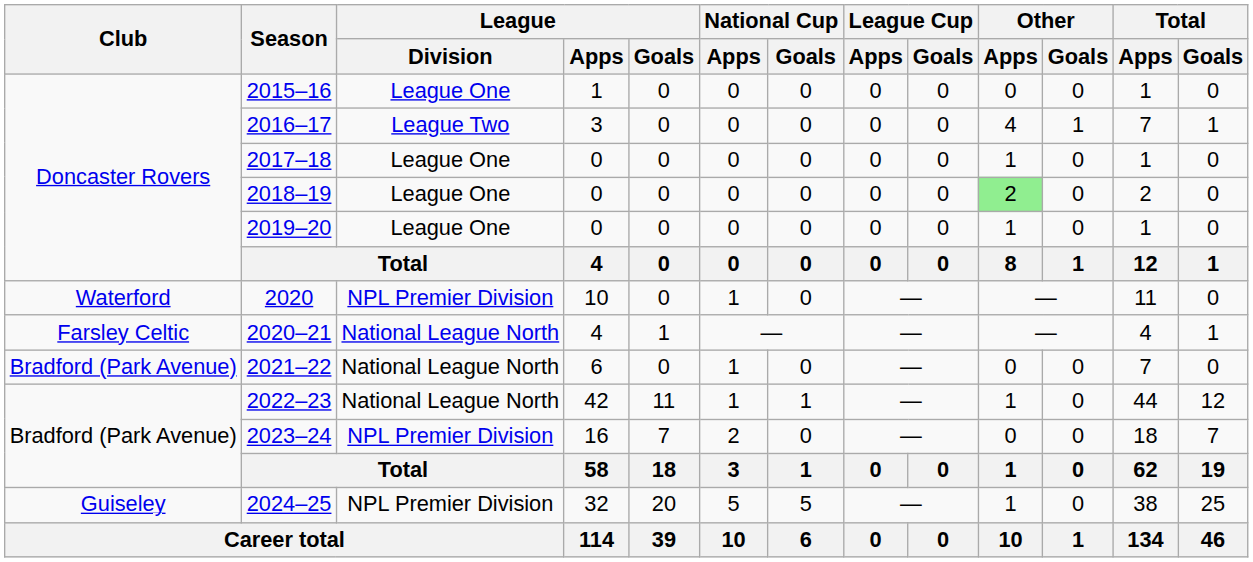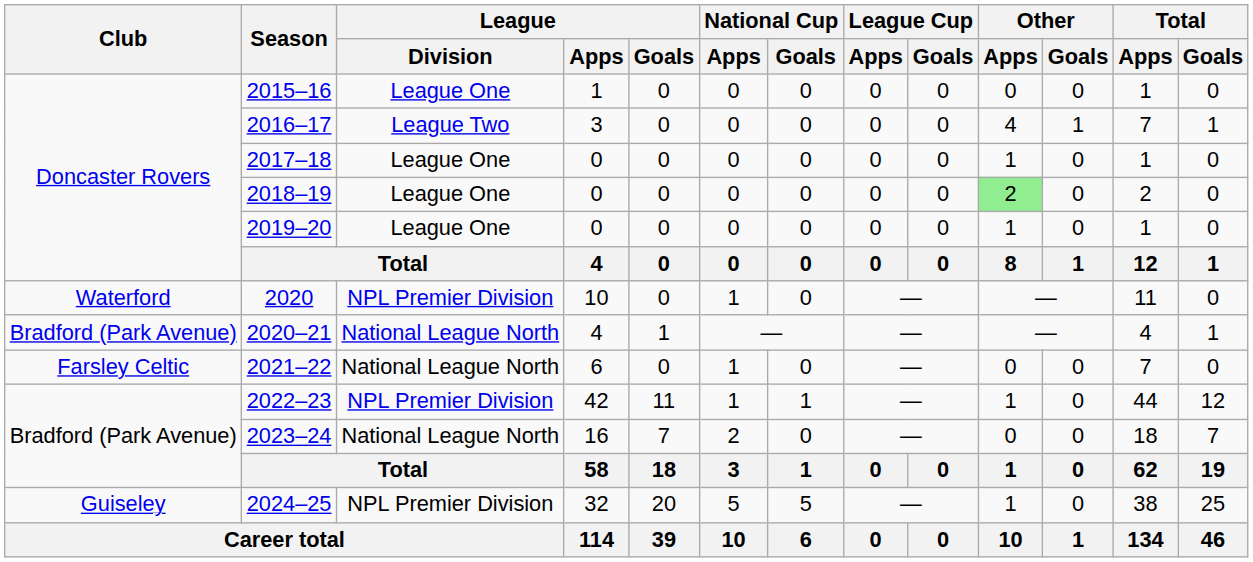(123, 332) Farsley Celtic -> (123, 332) Bradford (Park Avenue)
(123, 366) Bradford (Park Avenue) -> (123, 366) Farsley Celtic
(450, 401) National League North -> (450, 401) NPL Premier Division
(450, 435) NPL Premier Division -> (450, 435) National League North
